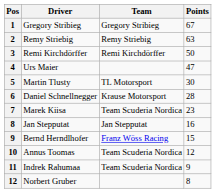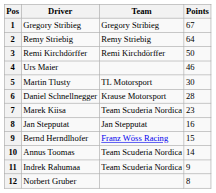(190, 39) 63 -> (190, 39) 64
(190, 67) 47 -> (190, 67) 46
(190, 152) 12 -> (190, 152) 14
